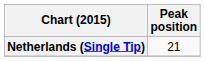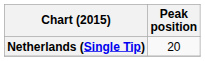(174, 46) 21 -> (174, 46) 20
